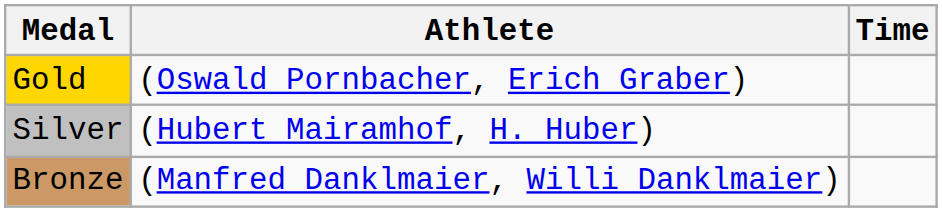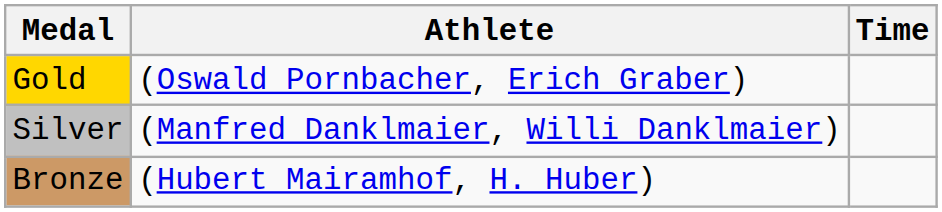(397, 131) (Hubert Mairamhof, H. Huber) -> (489, 131) (Manfred Danklmaier, Willi Danklmaier)
(489, 181) (Manfred Danklmaier, Willi Danklmaier) -> (397, 181) (Hubert Mairamhof, H. Huber)
